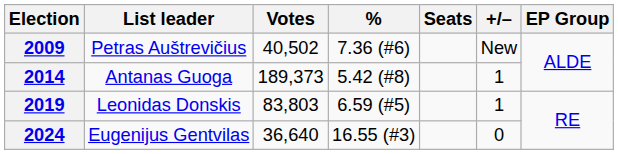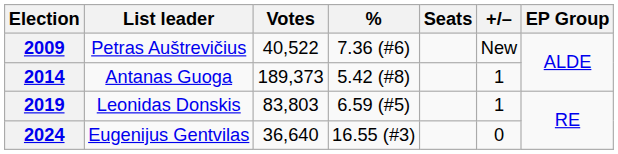(291, 47) 40,502 -> (291, 47) 40,522
